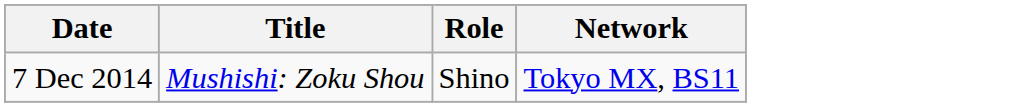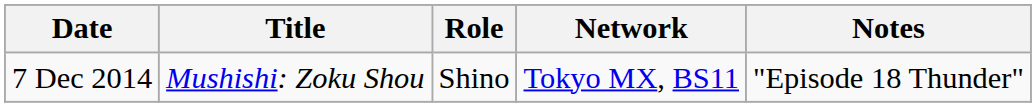+ column: (888, 28)
